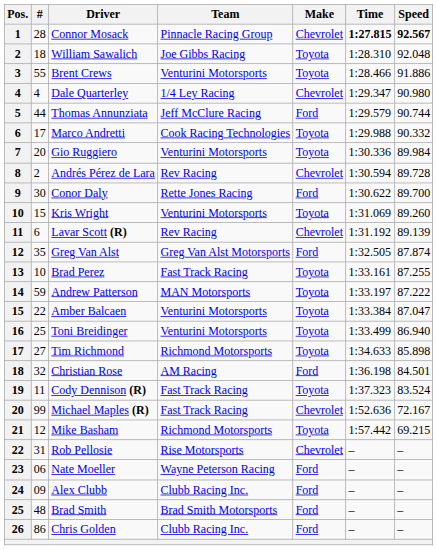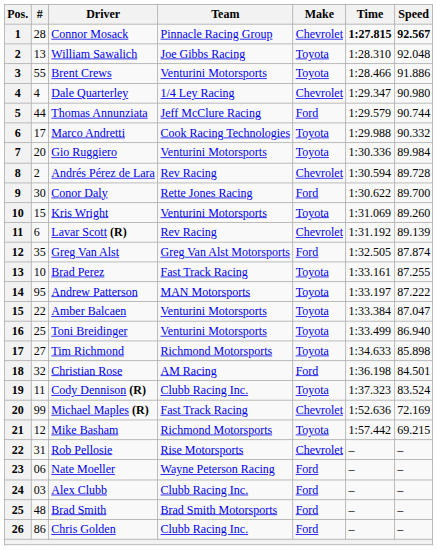(40, 54) 18 -> (40, 54) 13
(40, 291) 59 -> (40, 291) 95
(204, 390) Fast Track Racing -> (204, 390) Clubb Racing Inc.
(414, 410) 72.167 -> (414, 410) 72.169
(40, 489) 09 -> (40, 489) 03
